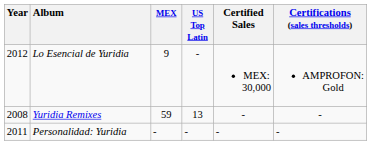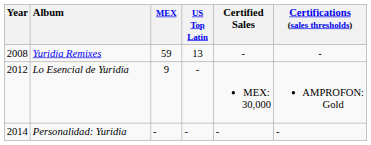rows swapped: (67, 115) <-> (81, 53)
(17, 131) 2011 -> (17, 131) 2014
